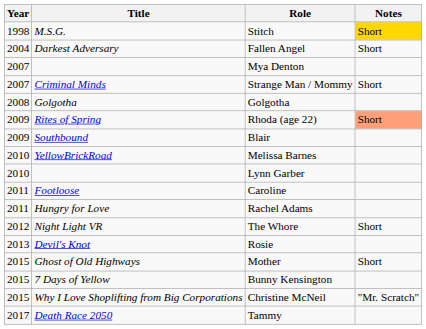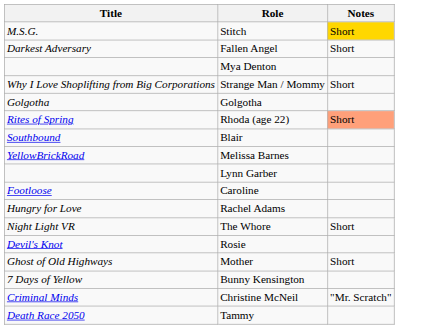- column: (18, 13)
(70, 84) Criminal Minds -> (111, 84) Why I Love Shoplifting from Big Corporations
(139, 297) Why I Love Shoplifting from Big Corporations -> (43, 297) Criminal Minds
